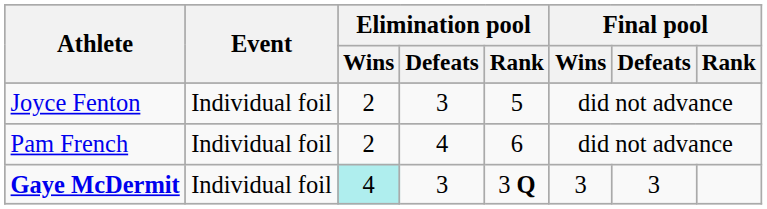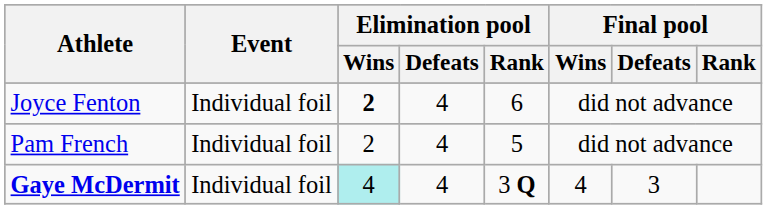(369, 103) normal -> (369, 103) bold
(442, 103) 3 -> (442, 103) 4
(517, 103) 5 -> (517, 103) 6
(517, 144) 6 -> (517, 144) 5
(442, 184) 3 -> (442, 184) 4
(581, 184) 3 -> (581, 184) 4
